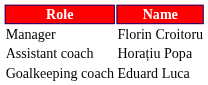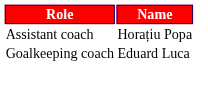- row: (31, 34)
